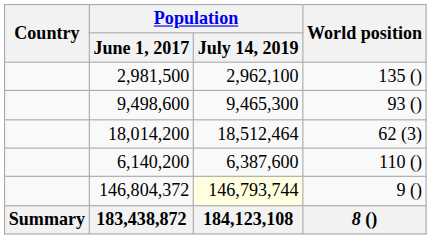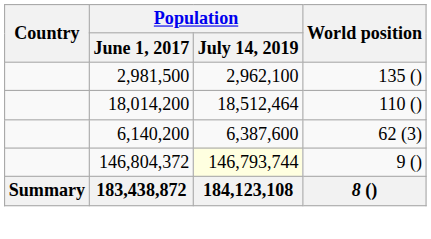- row: (153, 104)
(400, 133) 62 (3) -> (401, 104) 110 ()
(401, 162) 110 () -> (400, 133) 62 (3)
